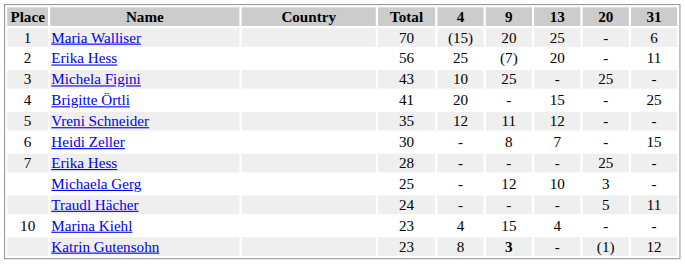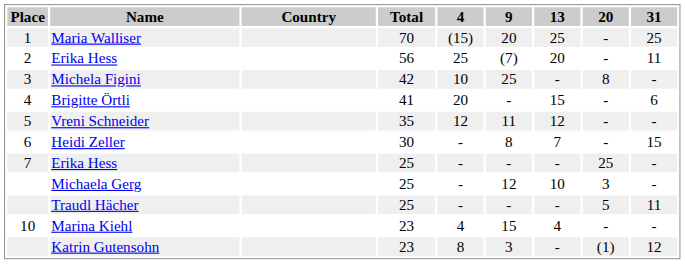(654, 38) 6 -> (654, 38) 25
(407, 79) 43 -> (407, 79) 42
(606, 79) 25 -> (606, 79) 8
(654, 100) 25 -> (654, 100) 6
(407, 163) 28 -> (407, 163) 25
(407, 205) 24 -> (407, 205) 25
(509, 247) bold -> (509, 247) normal
